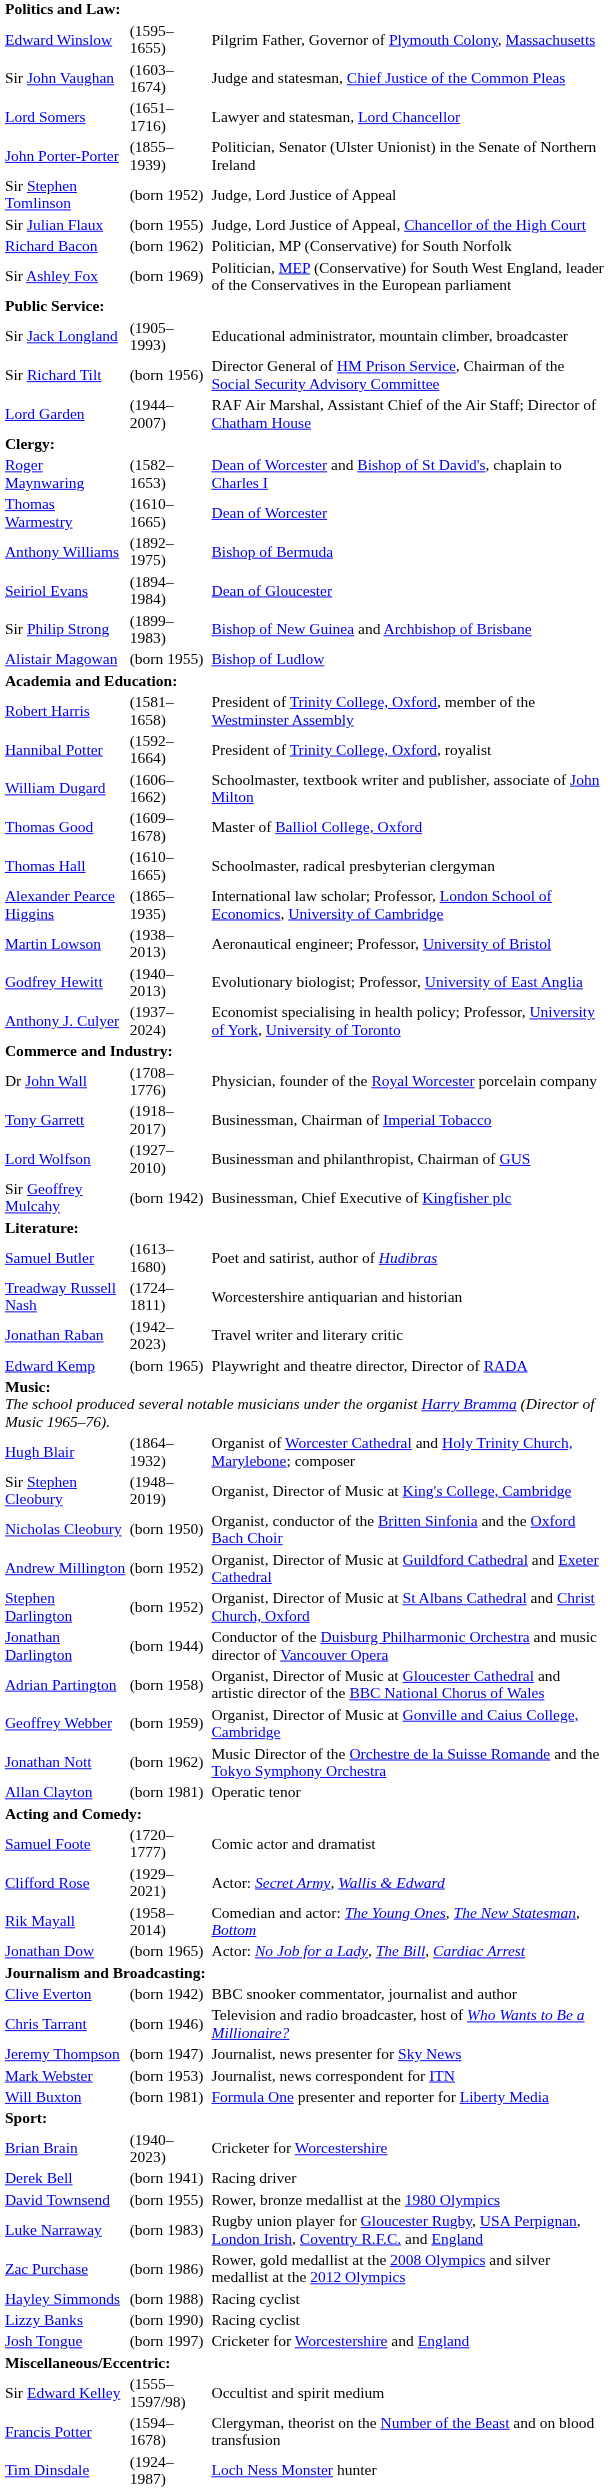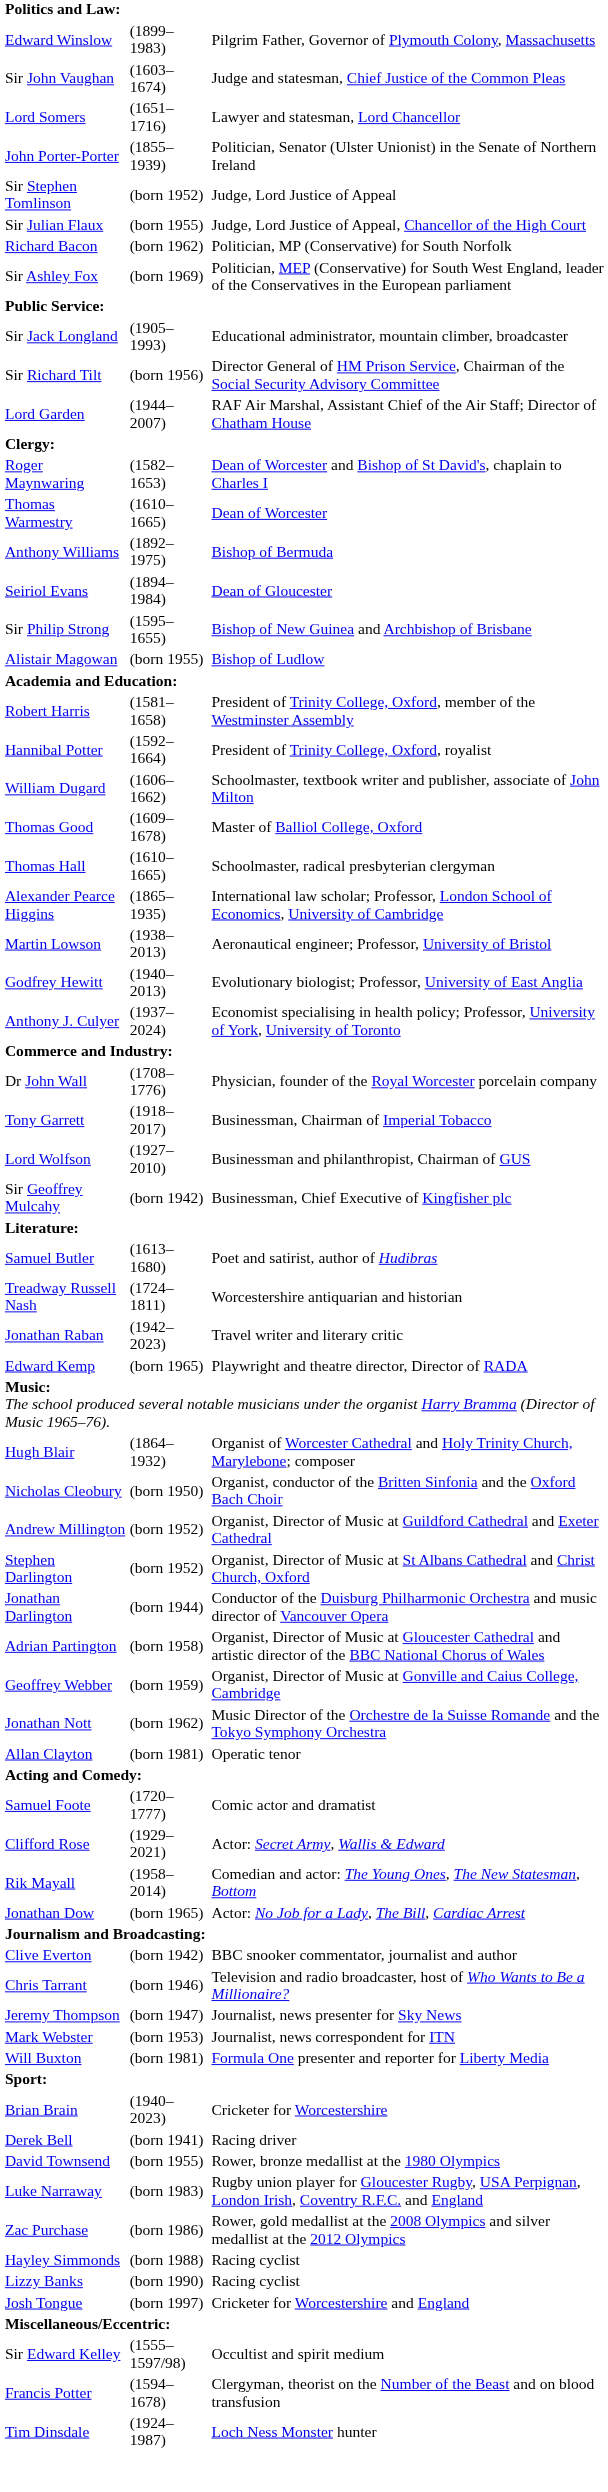(152, 39) (1595–1655) -> (152, 39) (1899–1983)
(152, 629) (1899–1983) -> (152, 629) (1595–1655)
- row: (41, 1490)
